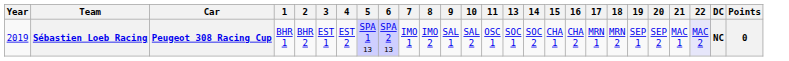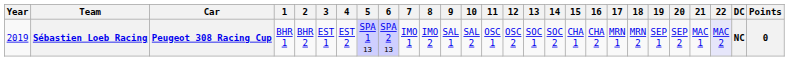+ column: (513, 12)
